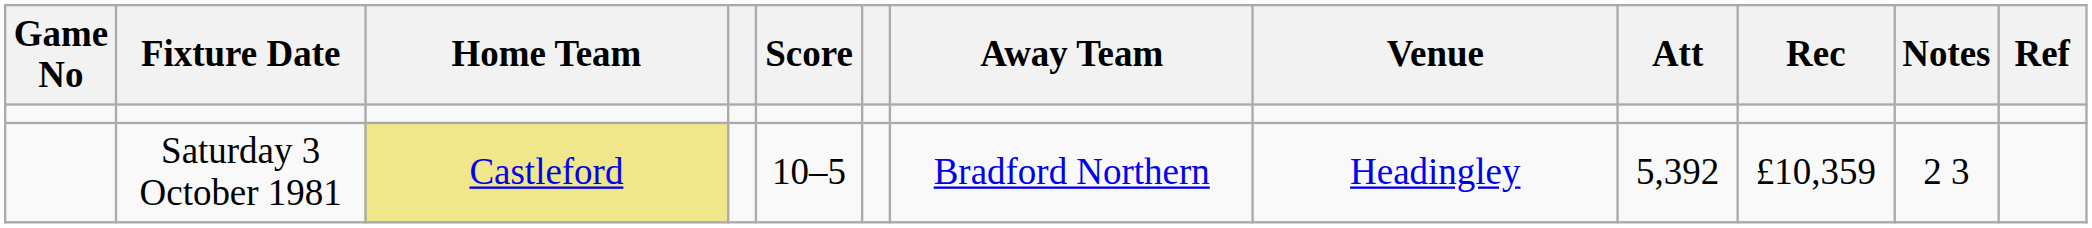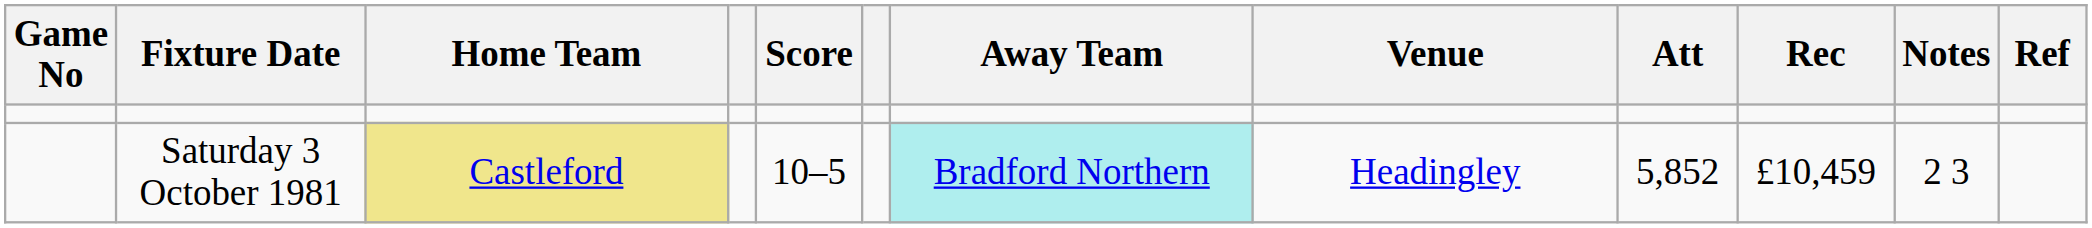(1072, 171) no background -> (1072, 171) paleturquoise background
(1678, 171) 5,392 -> (1678, 171) 5,852
(1816, 171) £10,359 -> (1816, 171) £10,459
